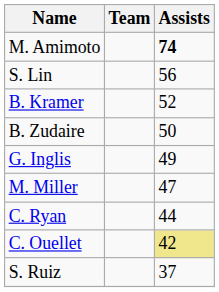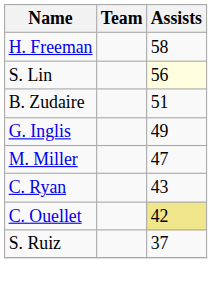- row: (55, 46)
+ row: (51, 46)
(167, 74) no background -> (160, 74) lightyellow background
- row: (46, 103)
(167, 131) 50 -> (160, 103) 51
(167, 215) 44 -> (160, 187) 43
